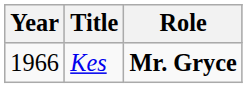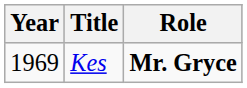(35, 62) 1966 -> (35, 62) 1969
